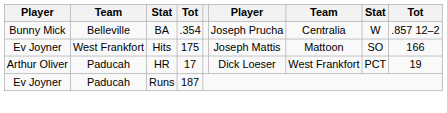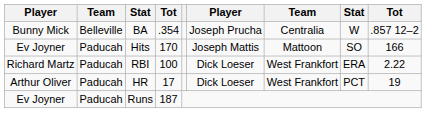(108, 47) West Frankfort -> (101, 47) Paducah
(190, 47) 175 -> (169, 47) 170
+ row: (140, 64)
